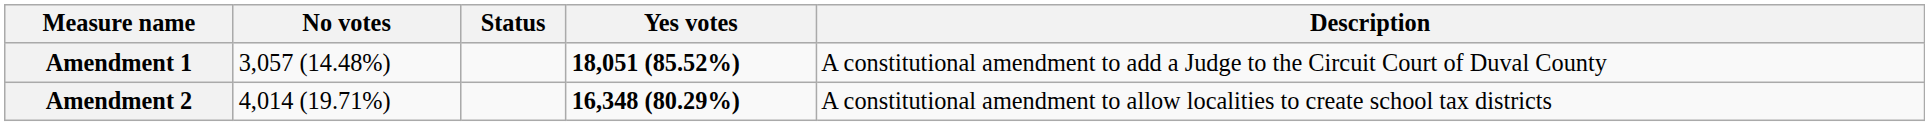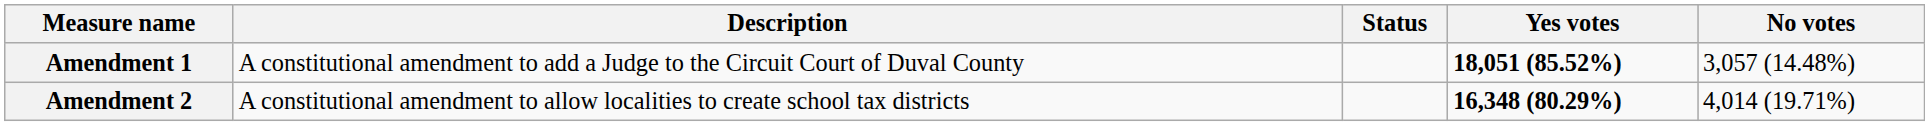columns swapped: (1370, 23) <-> (347, 23)
